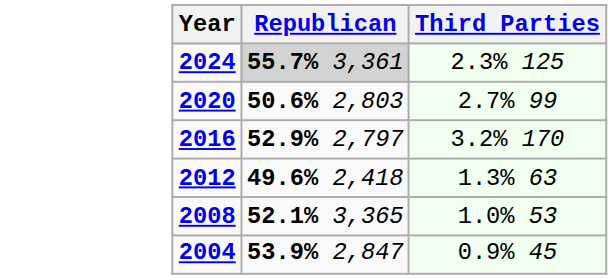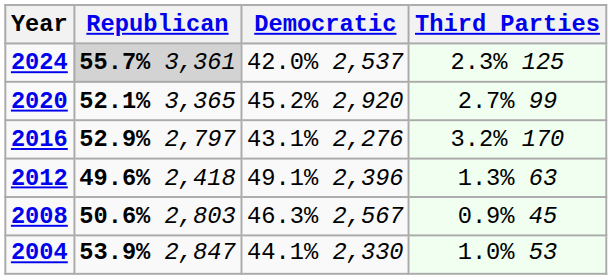+ column: (325, 25)
(325, 101) 50.6% 2,803 -> (157, 101) 52.1% 3,365
(325, 216) 52.1% 3,365 -> (157, 216) 50.6% 2,803
(507, 216) 1.0% 53 -> (507, 216) 0.9% 45
(507, 254) 0.9% 45 -> (507, 254) 1.0% 53
